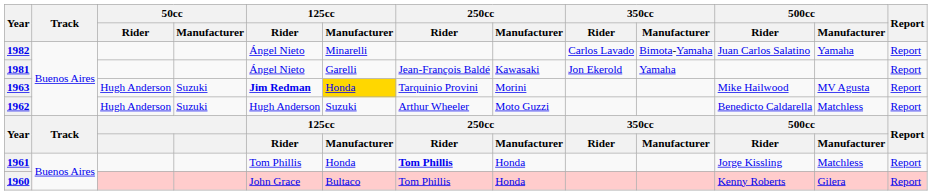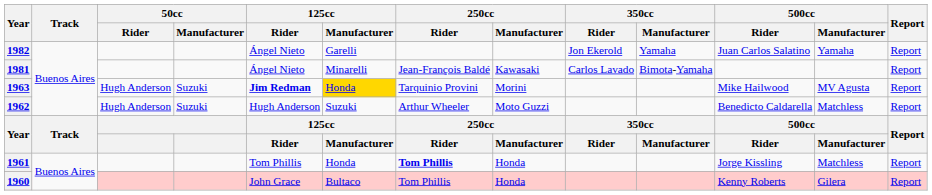(346, 51) Minarelli -> (341, 51) Garelli
(601, 51) Carlos Lavado -> (595, 51) Jon Ekerold
(676, 51) Bimota-Yamaha -> (657, 51) Yamaha
(341, 69) Garelli -> (346, 69) Minarelli
(595, 69) Jon Ekerold -> (601, 69) Carlos Lavado
(657, 69) Yamaha -> (676, 69) Bimota-Yamaha
